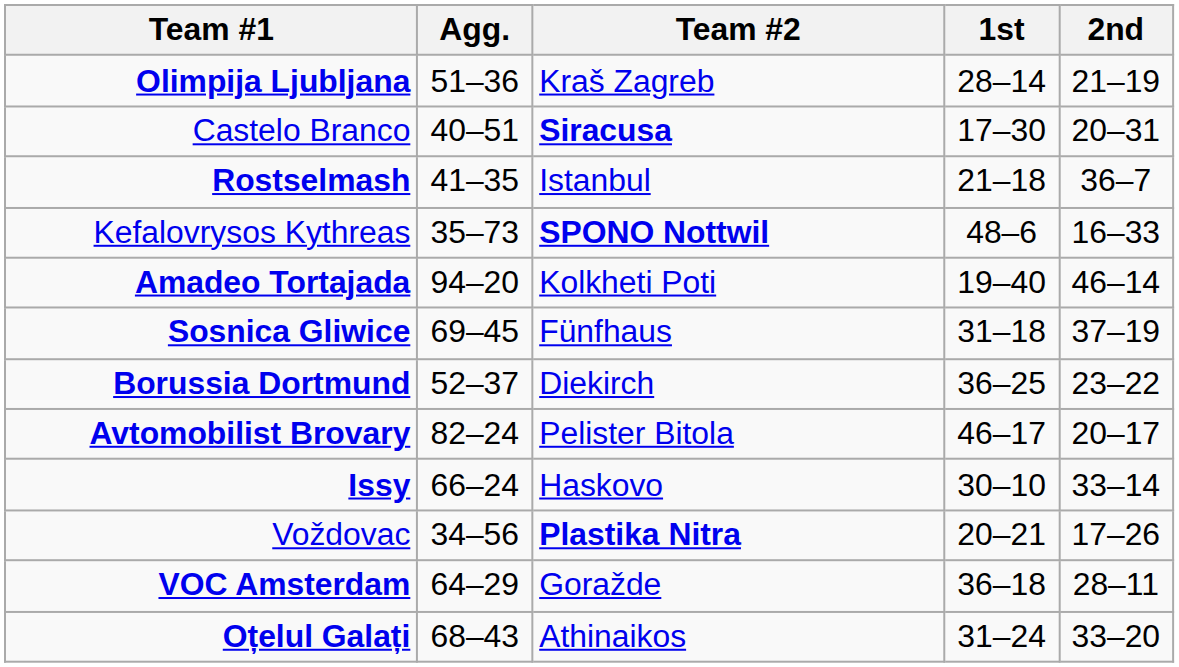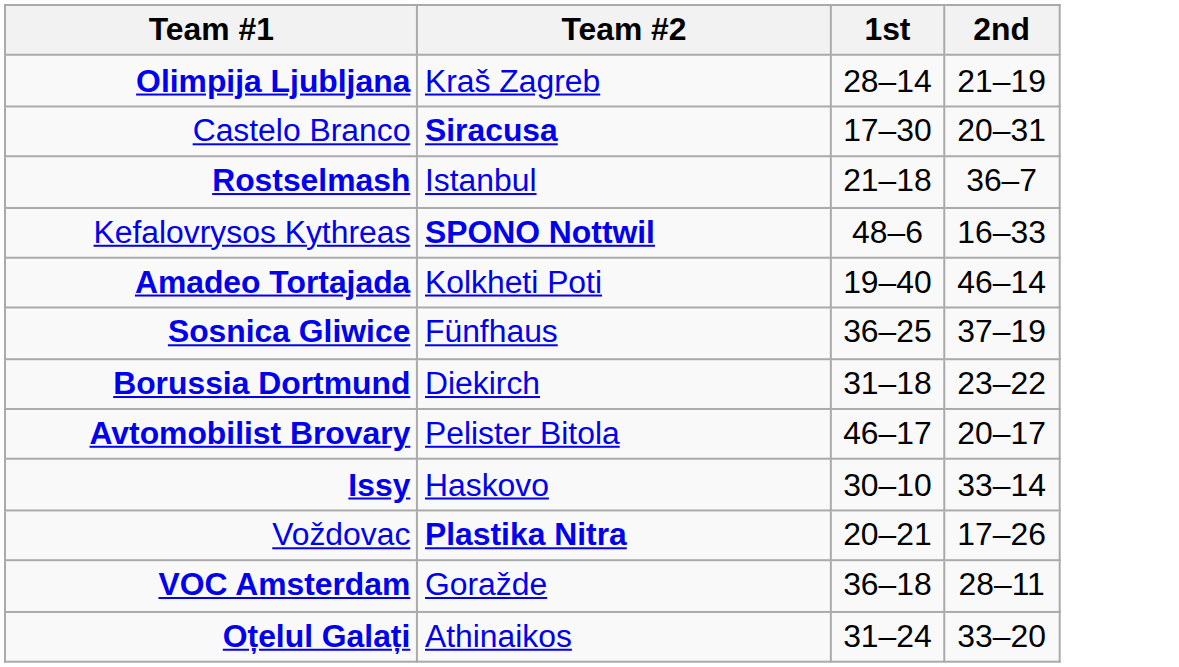- column: (475, 29)
(1002, 332) 31–18 -> (887, 332) 36–25
(1002, 383) 36–25 -> (887, 383) 31–18
